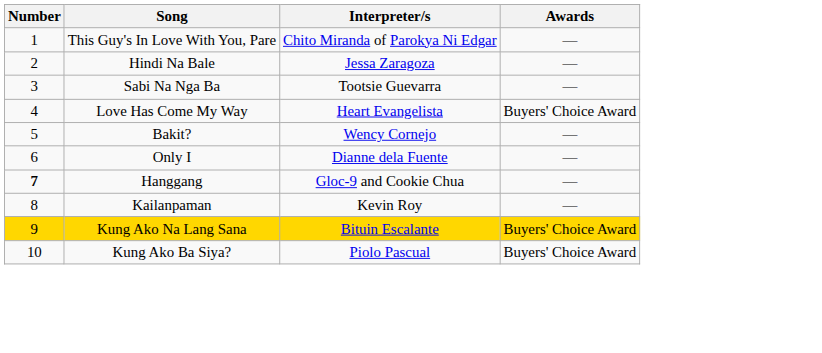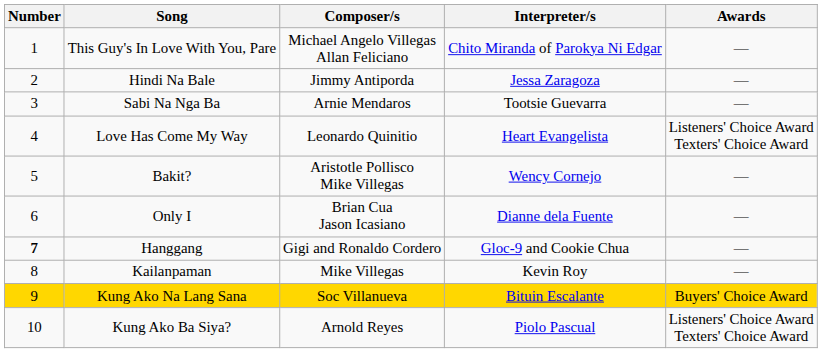+ column: (362, 16)
(570, 110) Buyers' Choice Award -> (741, 135) Listeners' Choice Award Texters' Choice Award
(570, 252) Buyers' Choice Award -> (741, 327) Listeners' Choice Award Texters' Choice Award
